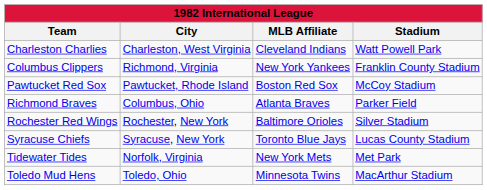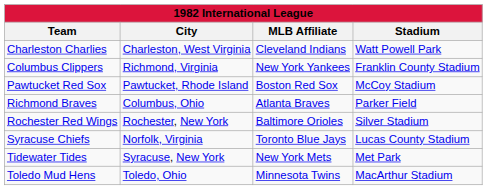(174, 139) Syracuse, New York -> (163, 139) Norfolk, Virginia
(163, 157) Norfolk, Virginia -> (174, 157) Syracuse, New York
